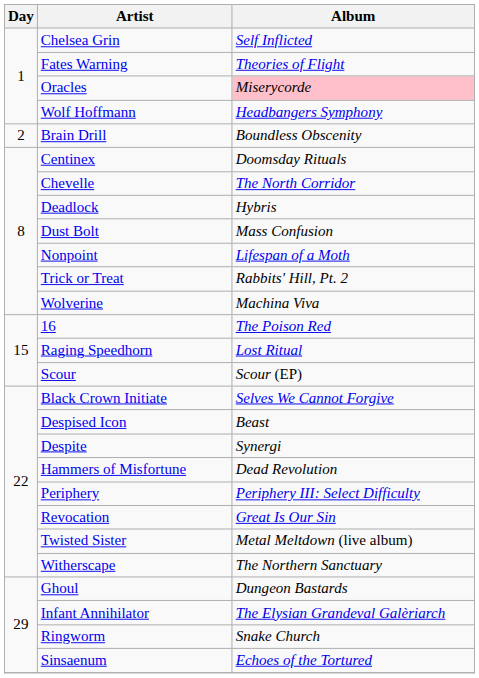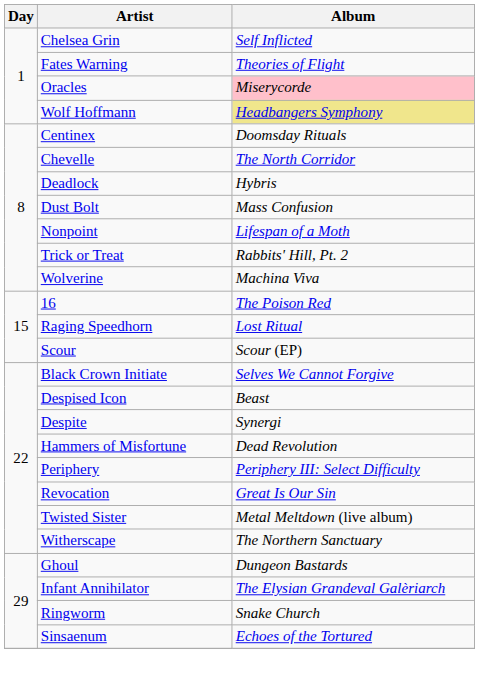(309, 111) no background -> (309, 111) khaki background
- row: (74, 135)
